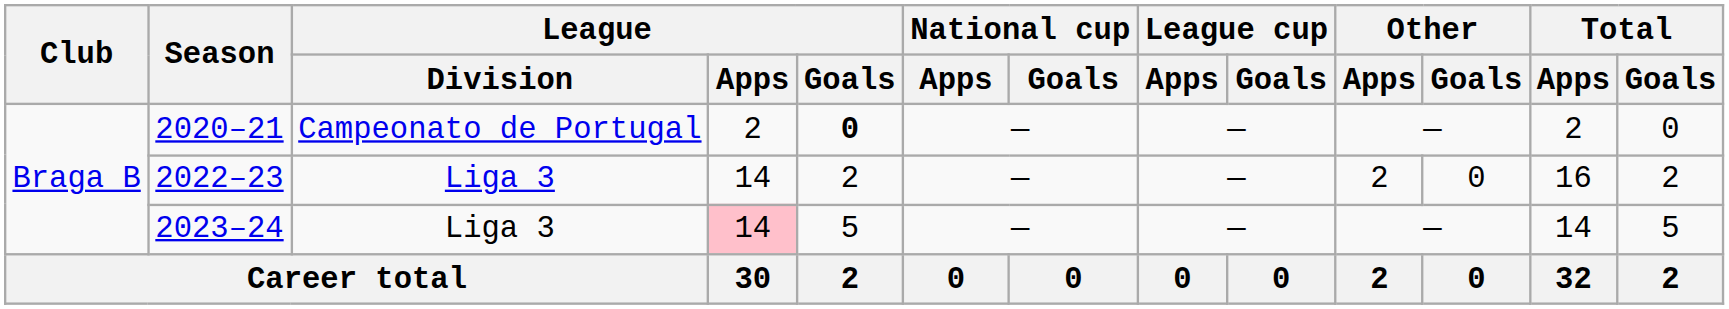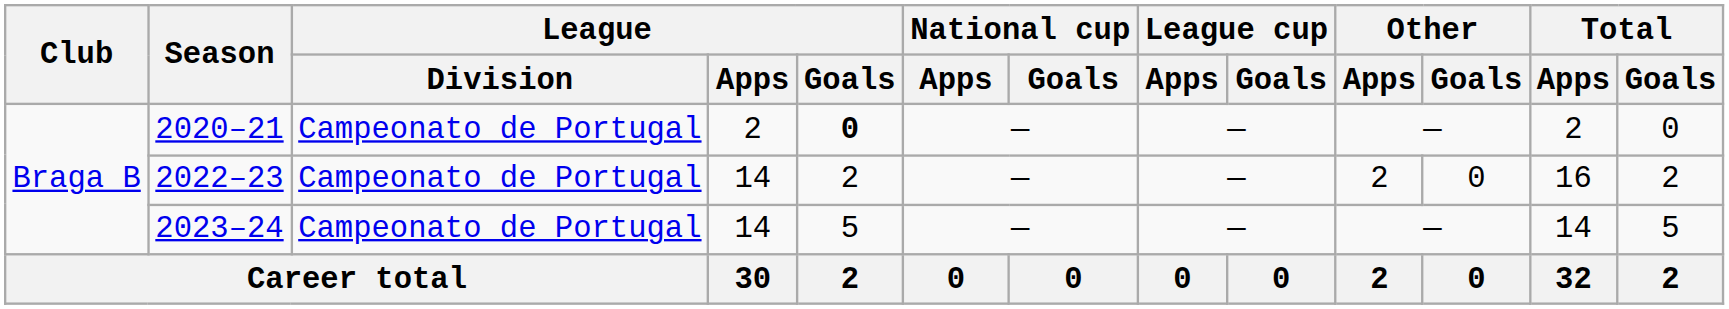(500, 179) Liga 3 -> (500, 179) Campeonato de Portugal
(500, 229) Liga 3 -> (500, 229) Campeonato de Portugal
(753, 229) pink background -> (753, 229) no background
